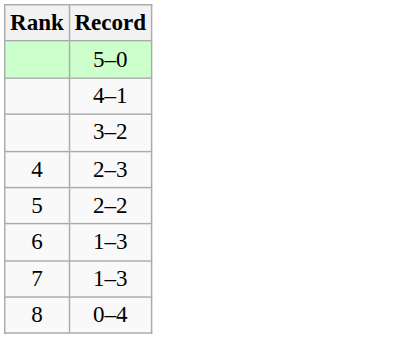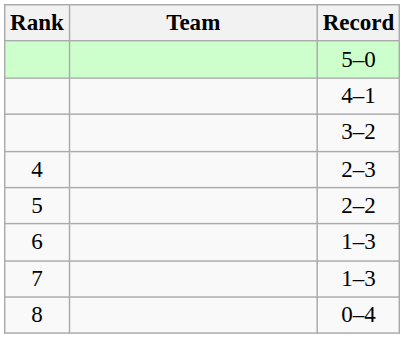+ column: (193, 22)
